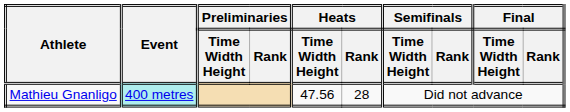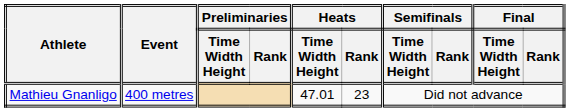(159, 95) paleturquoise background -> (159, 95) no background
(317, 95) 47.56 -> (317, 95) 47.01
(362, 95) 28 -> (362, 95) 23
